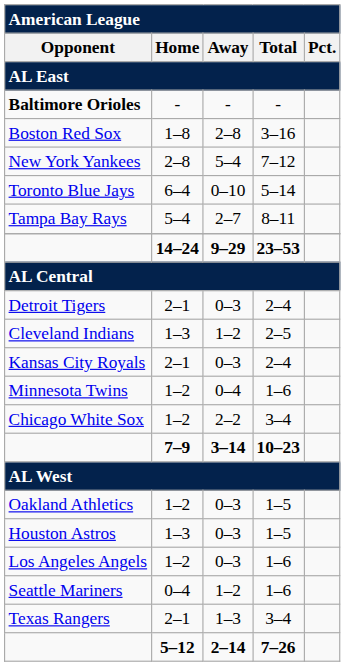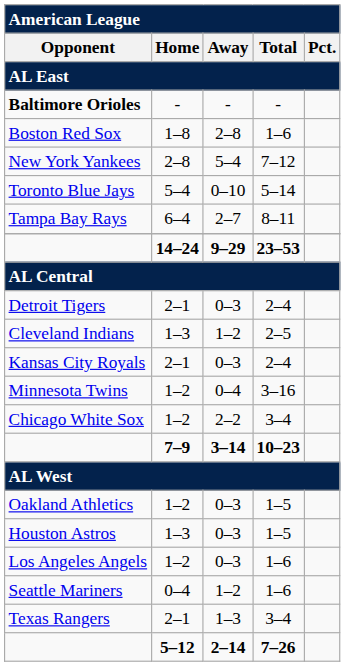(278, 133) 3–16 -> (278, 133) 1–6
(177, 190) 6–4 -> (177, 190) 5–4
(177, 218) 5–4 -> (177, 218) 6–4
(278, 390) 1–6 -> (278, 390) 3–16
